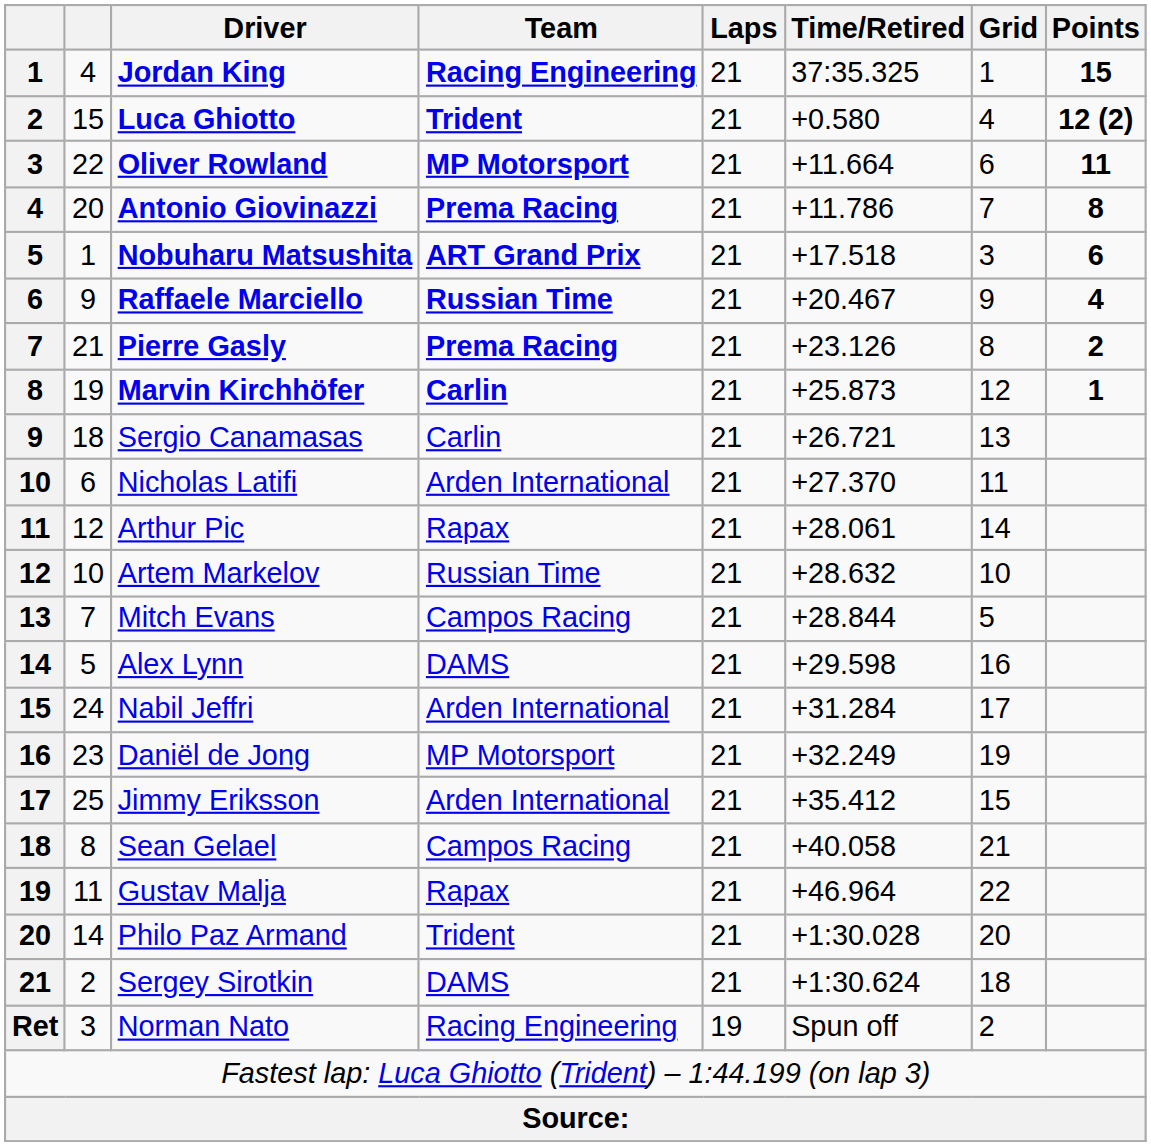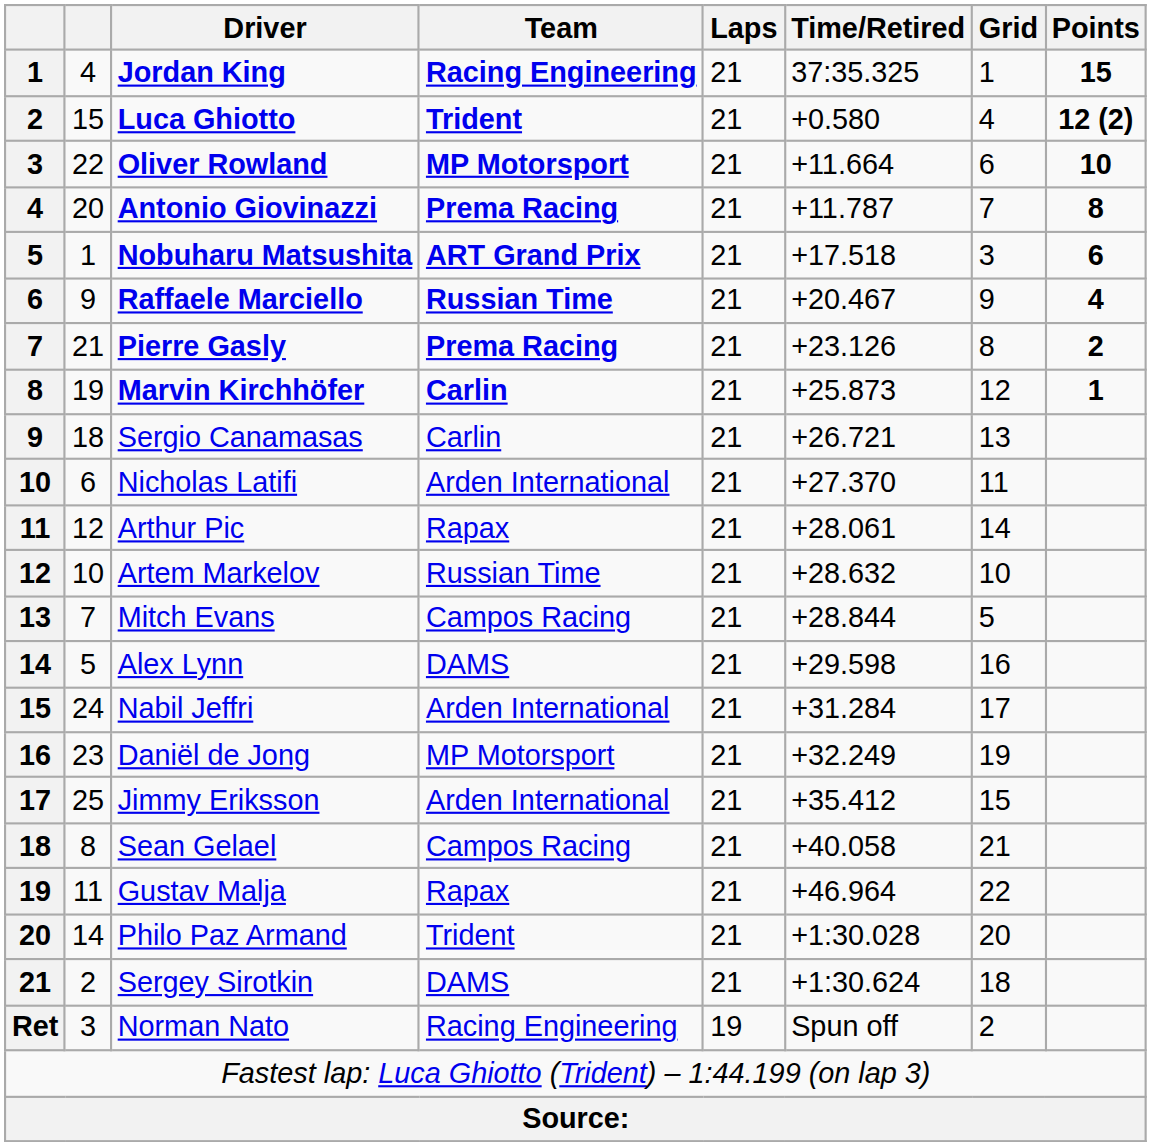(1096, 164) 11 -> (1096, 164) 10
(843, 209) +11.786 -> (843, 209) +11.787
